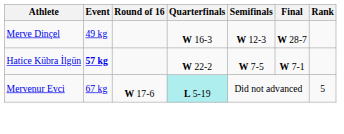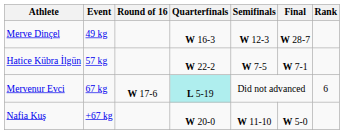(97, 61) bold -> (96, 61) normal
(323, 89) 5 -> (326, 89) 6
+ row: (26, 116)
